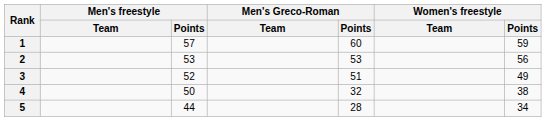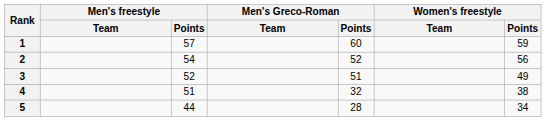(189, 60) 53 -> (189, 60) 54
(356, 60) 53 -> (356, 60) 52
(189, 92) 50 -> (189, 92) 51
